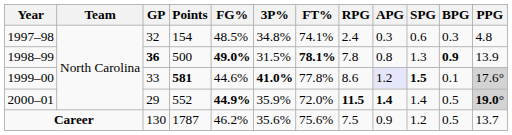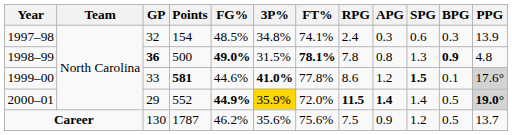(484, 36) 4.8 -> (487, 36) 13.9
(487, 57) 13.9 -> (484, 57) 4.8
(384, 78) lavender background -> (384, 78) no background
(274, 99) no background -> (274, 99) gold background
